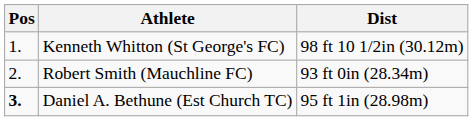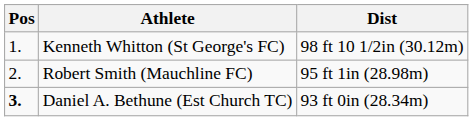(364, 73) 93 ft 0in (28.34m) -> (364, 73) 95 ft 1in (28.98m)
(364, 101) 95 ft 1in (28.98m) -> (364, 101) 93 ft 0in (28.34m)
